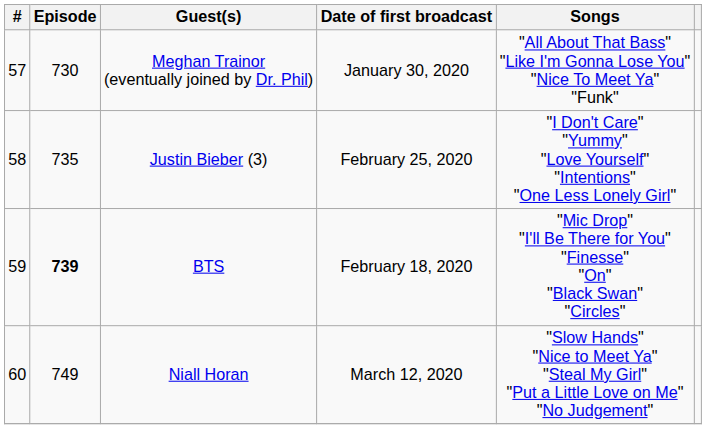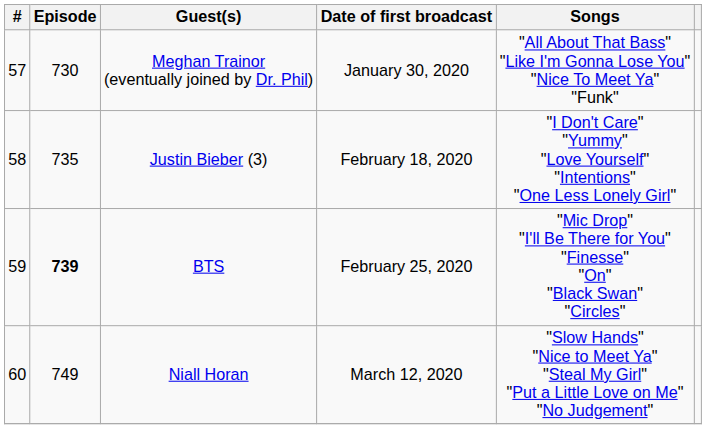(406, 159) February 25, 2020 -> (406, 159) February 18, 2020
(406, 266) February 18, 2020 -> (406, 266) February 25, 2020
